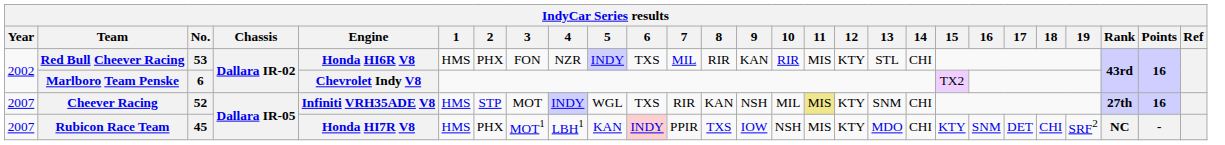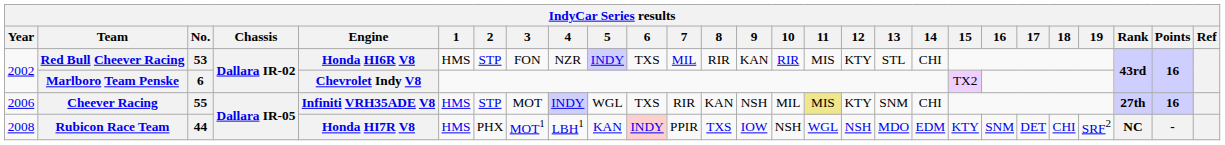(490, 59) PHX -> (490, 59) STP
(21, 103) 2007 -> (21, 103) 2006
(200, 103) 52 -> (200, 103) 55
(21, 126) 2007 -> (21, 126) 2008
(200, 126) 45 -> (200, 126) 44
(820, 126) MIS -> (823, 126) WGL
(851, 126) KTY -> (858, 126) NSH
(920, 126) CHI -> (930, 126) EDM
